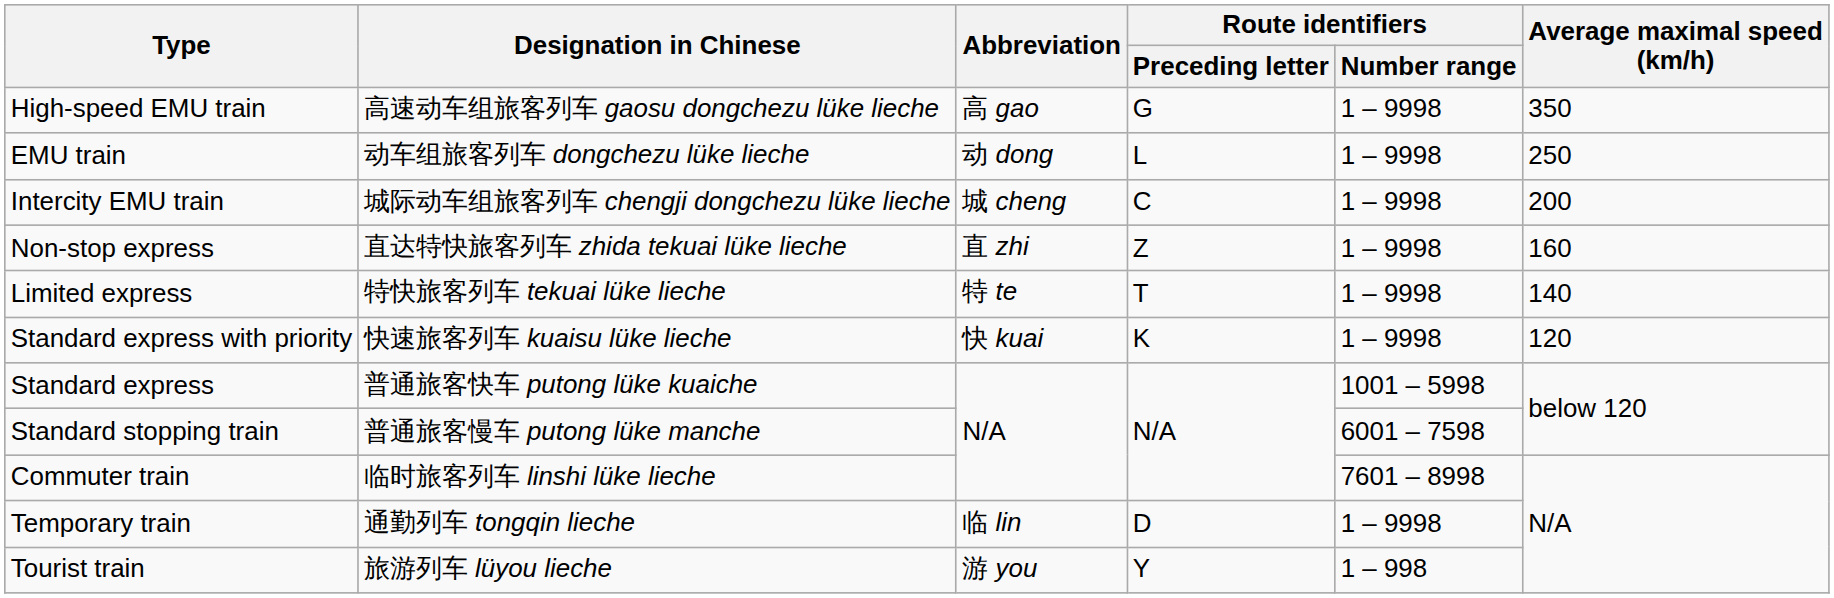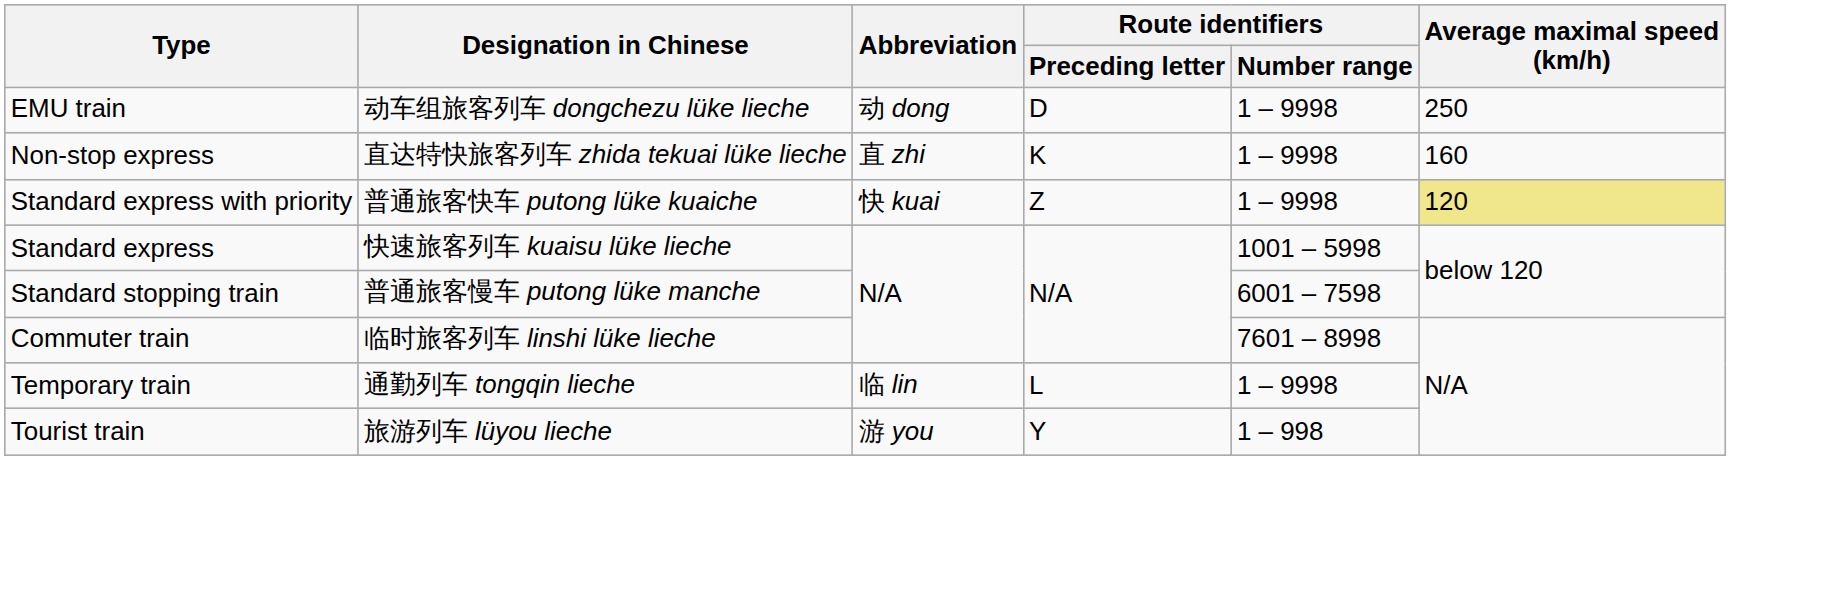- row: (138, 109)
(1140, 155) L -> (1038, 109) D
- row: (117, 201)
(1141, 247) Z -> (1038, 155) K
- row: (102, 293)
(548, 338) 快速旅客列车 kuaisu lüke lieche -> (561, 200) 普通旅客快车 putong lüke kuaiche
(1141, 339) K -> (1037, 201) Z
(1550, 339) no background -> (1446, 201) khaki background
(561, 384) 普通旅客快车 putong lüke kuaiche -> (548, 246) 快速旅客列车 kuaisu lüke lieche
(1142, 523) D -> (1036, 385) L
